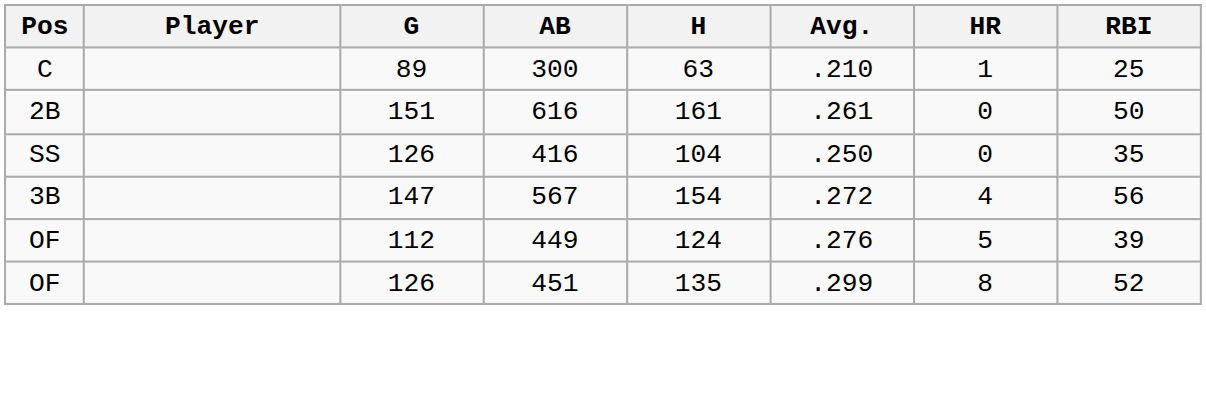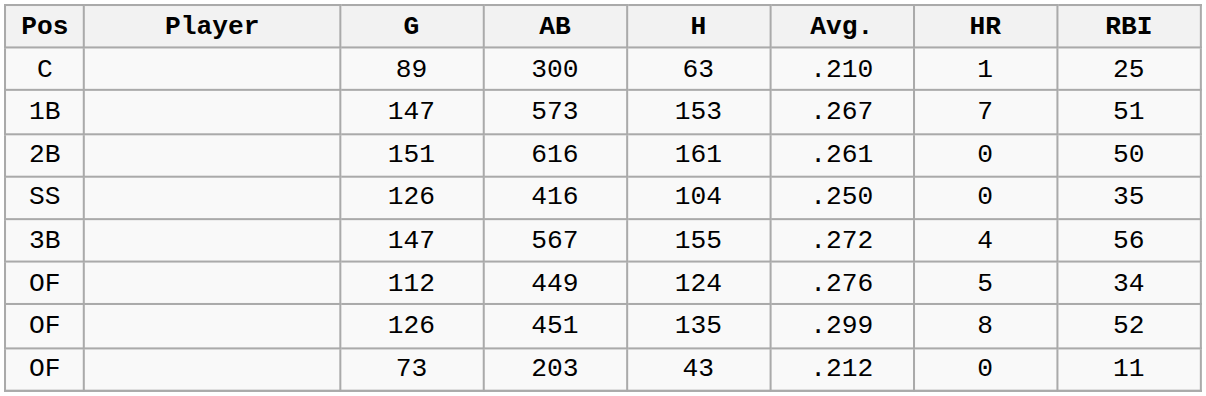+ row: (555, 112)
(698, 198) 154 -> (698, 240) 155
(1129, 240) 39 -> (1129, 283) 34
+ row: (555, 369)
